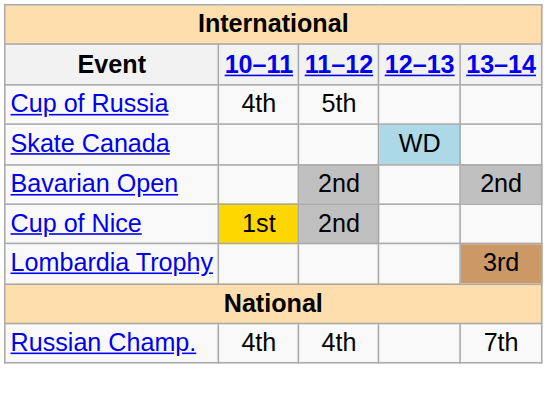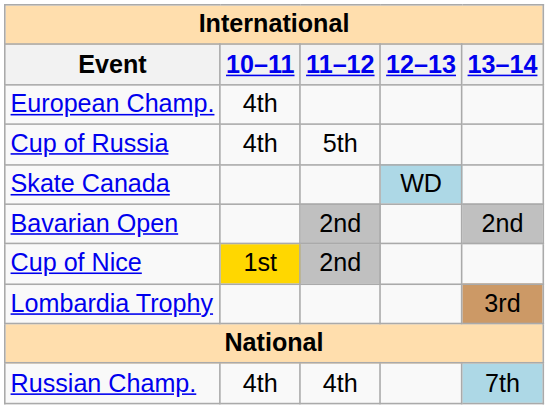+ row: (113, 104)
(501, 343) no background -> (502, 382) lightblue background
